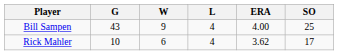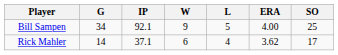+ column: (143, 12)
(115, 27) 43 -> (101, 27) 34
(212, 27) 4 -> (228, 27) 5
(115, 42) 10 -> (101, 42) 14
